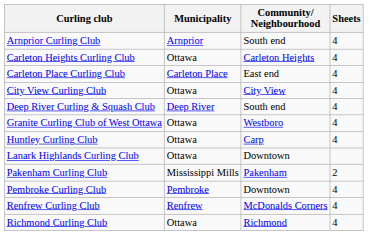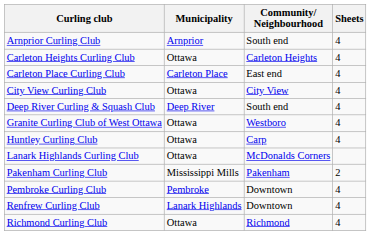(267, 156) Downtown -> (288, 156) McDonalds Corners
(185, 205) Renfrew -> (204, 205) Lanark Highlands
(286, 205) McDonalds Corners -> (269, 205) Downtown
